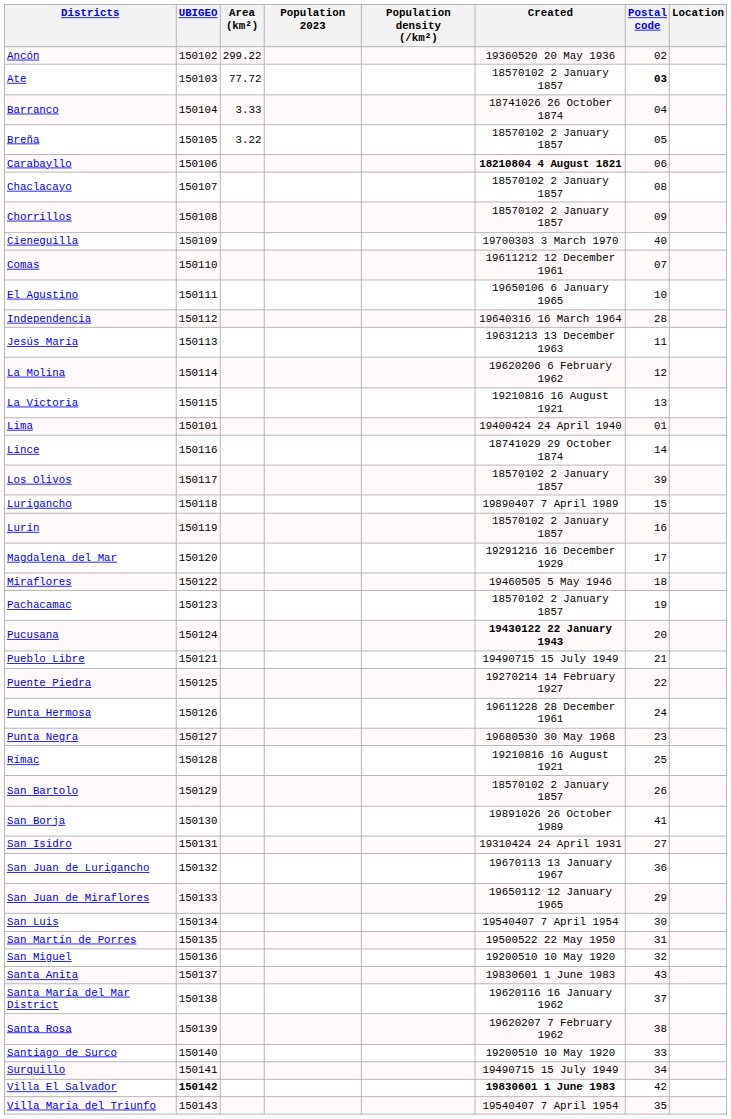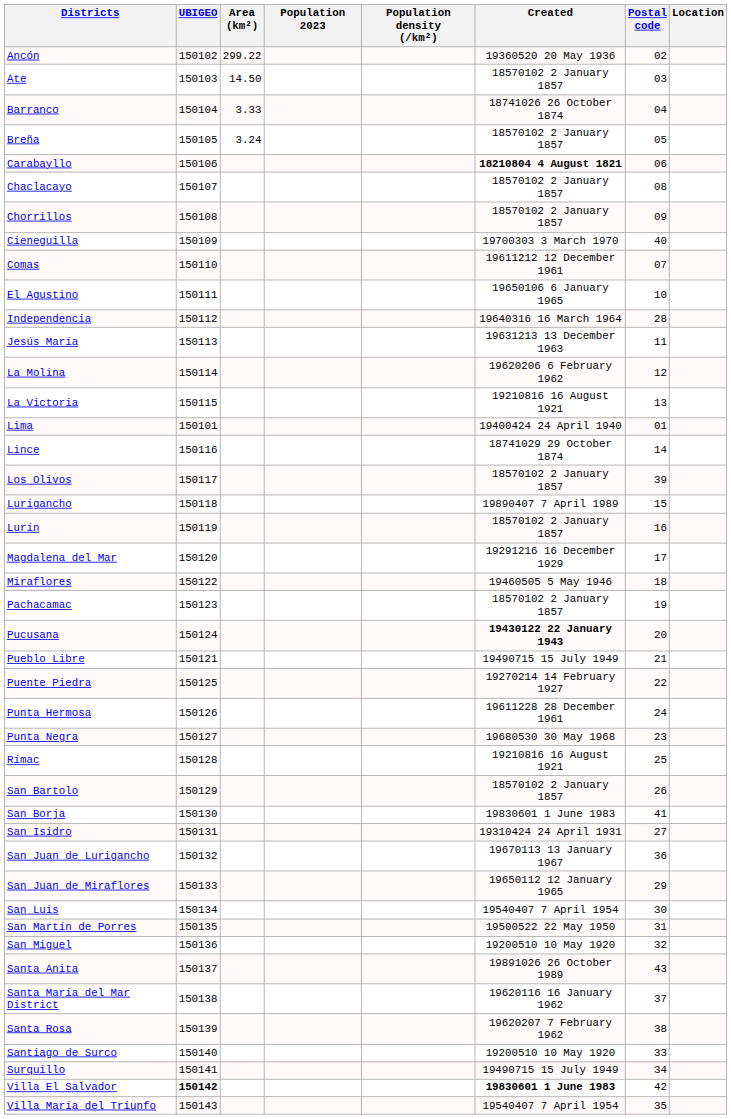(245, 80) 77.72 -> (245, 80) 14.50
(660, 80) bold -> (660, 80) normal
(249, 140) 3.22 -> (249, 140) 3.24
(550, 821) 19891026 26 October 1989 -> (550, 815) 19830601 1 June 1983
(550, 975) 19830601 1 June 1983 -> (550, 969) 19891026 26 October 1989
